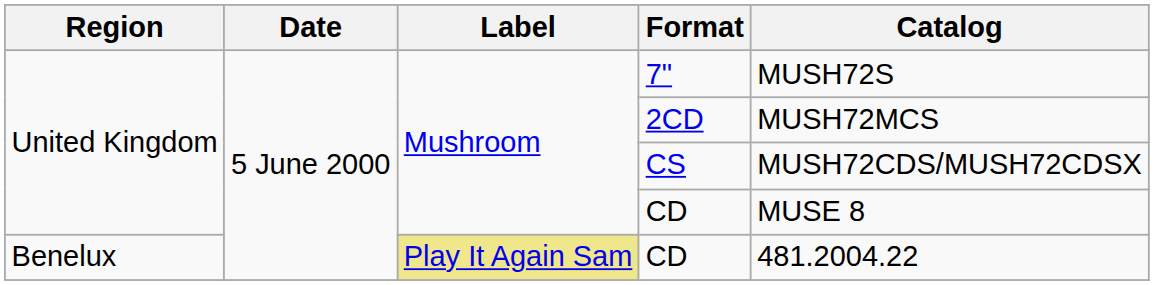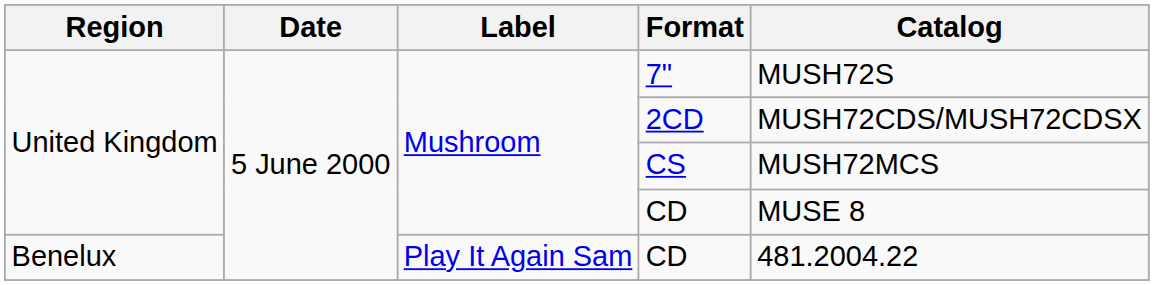(848, 119) MUSH72MCS -> (950, 119) MUSH72CDS/MUSH72CDSX
(950, 165) MUSH72CDS/MUSH72CDSX -> (848, 165) MUSH72MCS
(518, 257) khaki background -> (518, 257) no background
